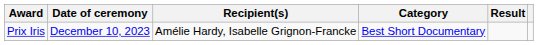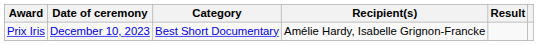columns swapped: (423, 13) <-> (256, 13)
